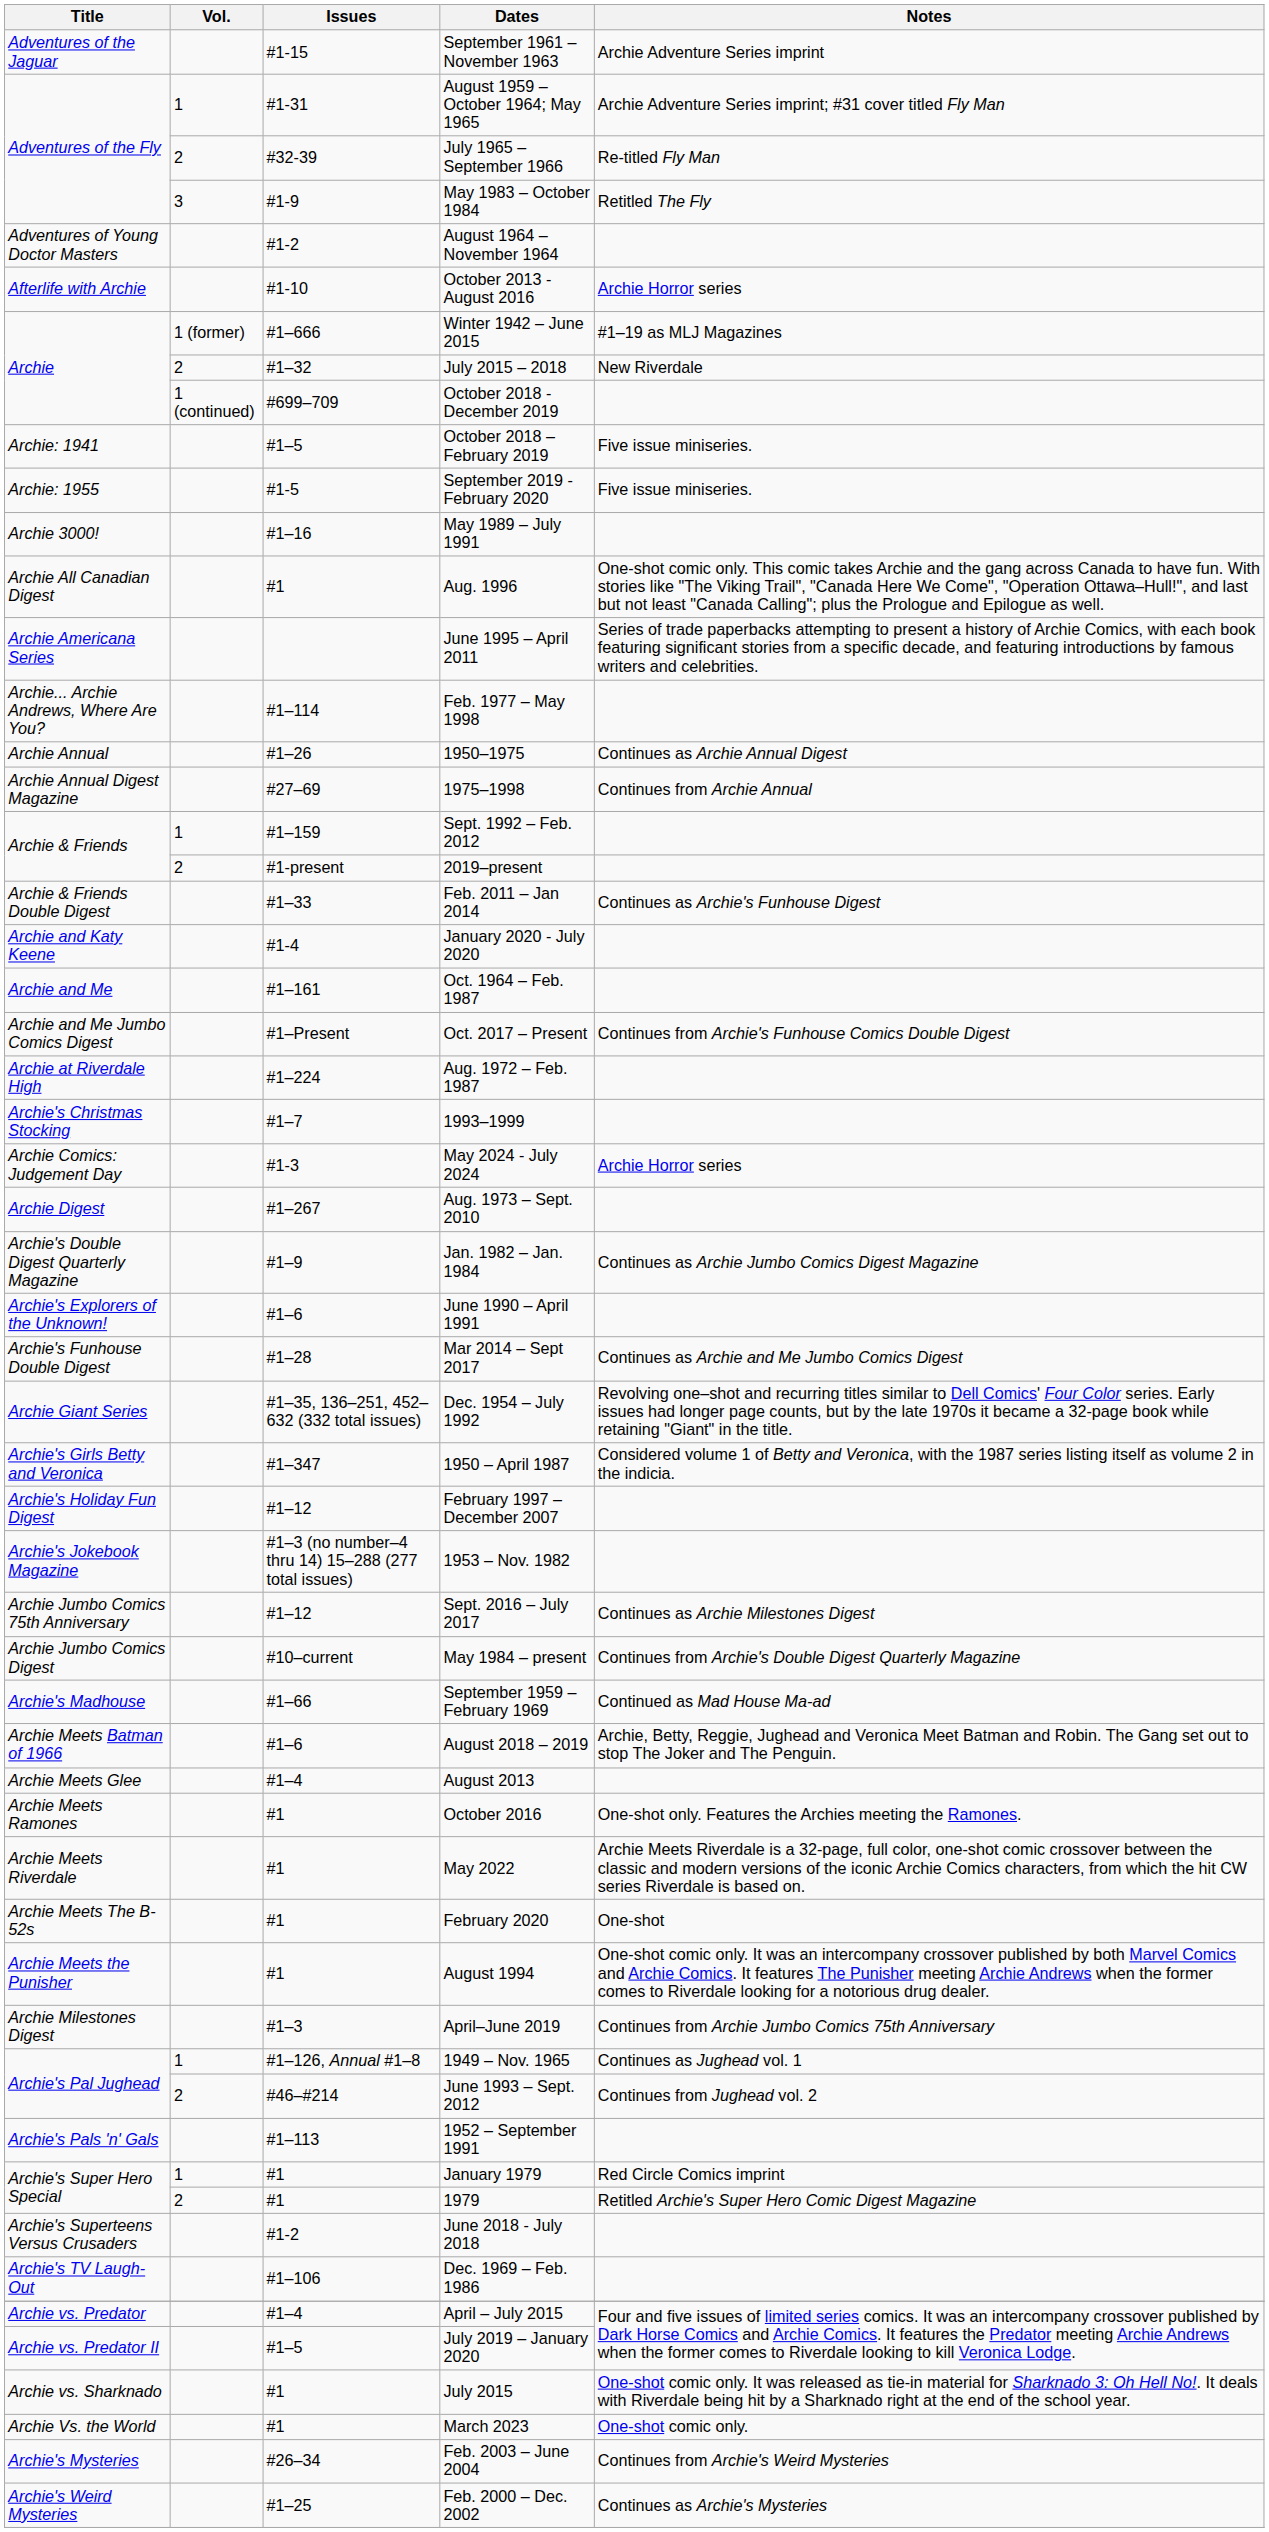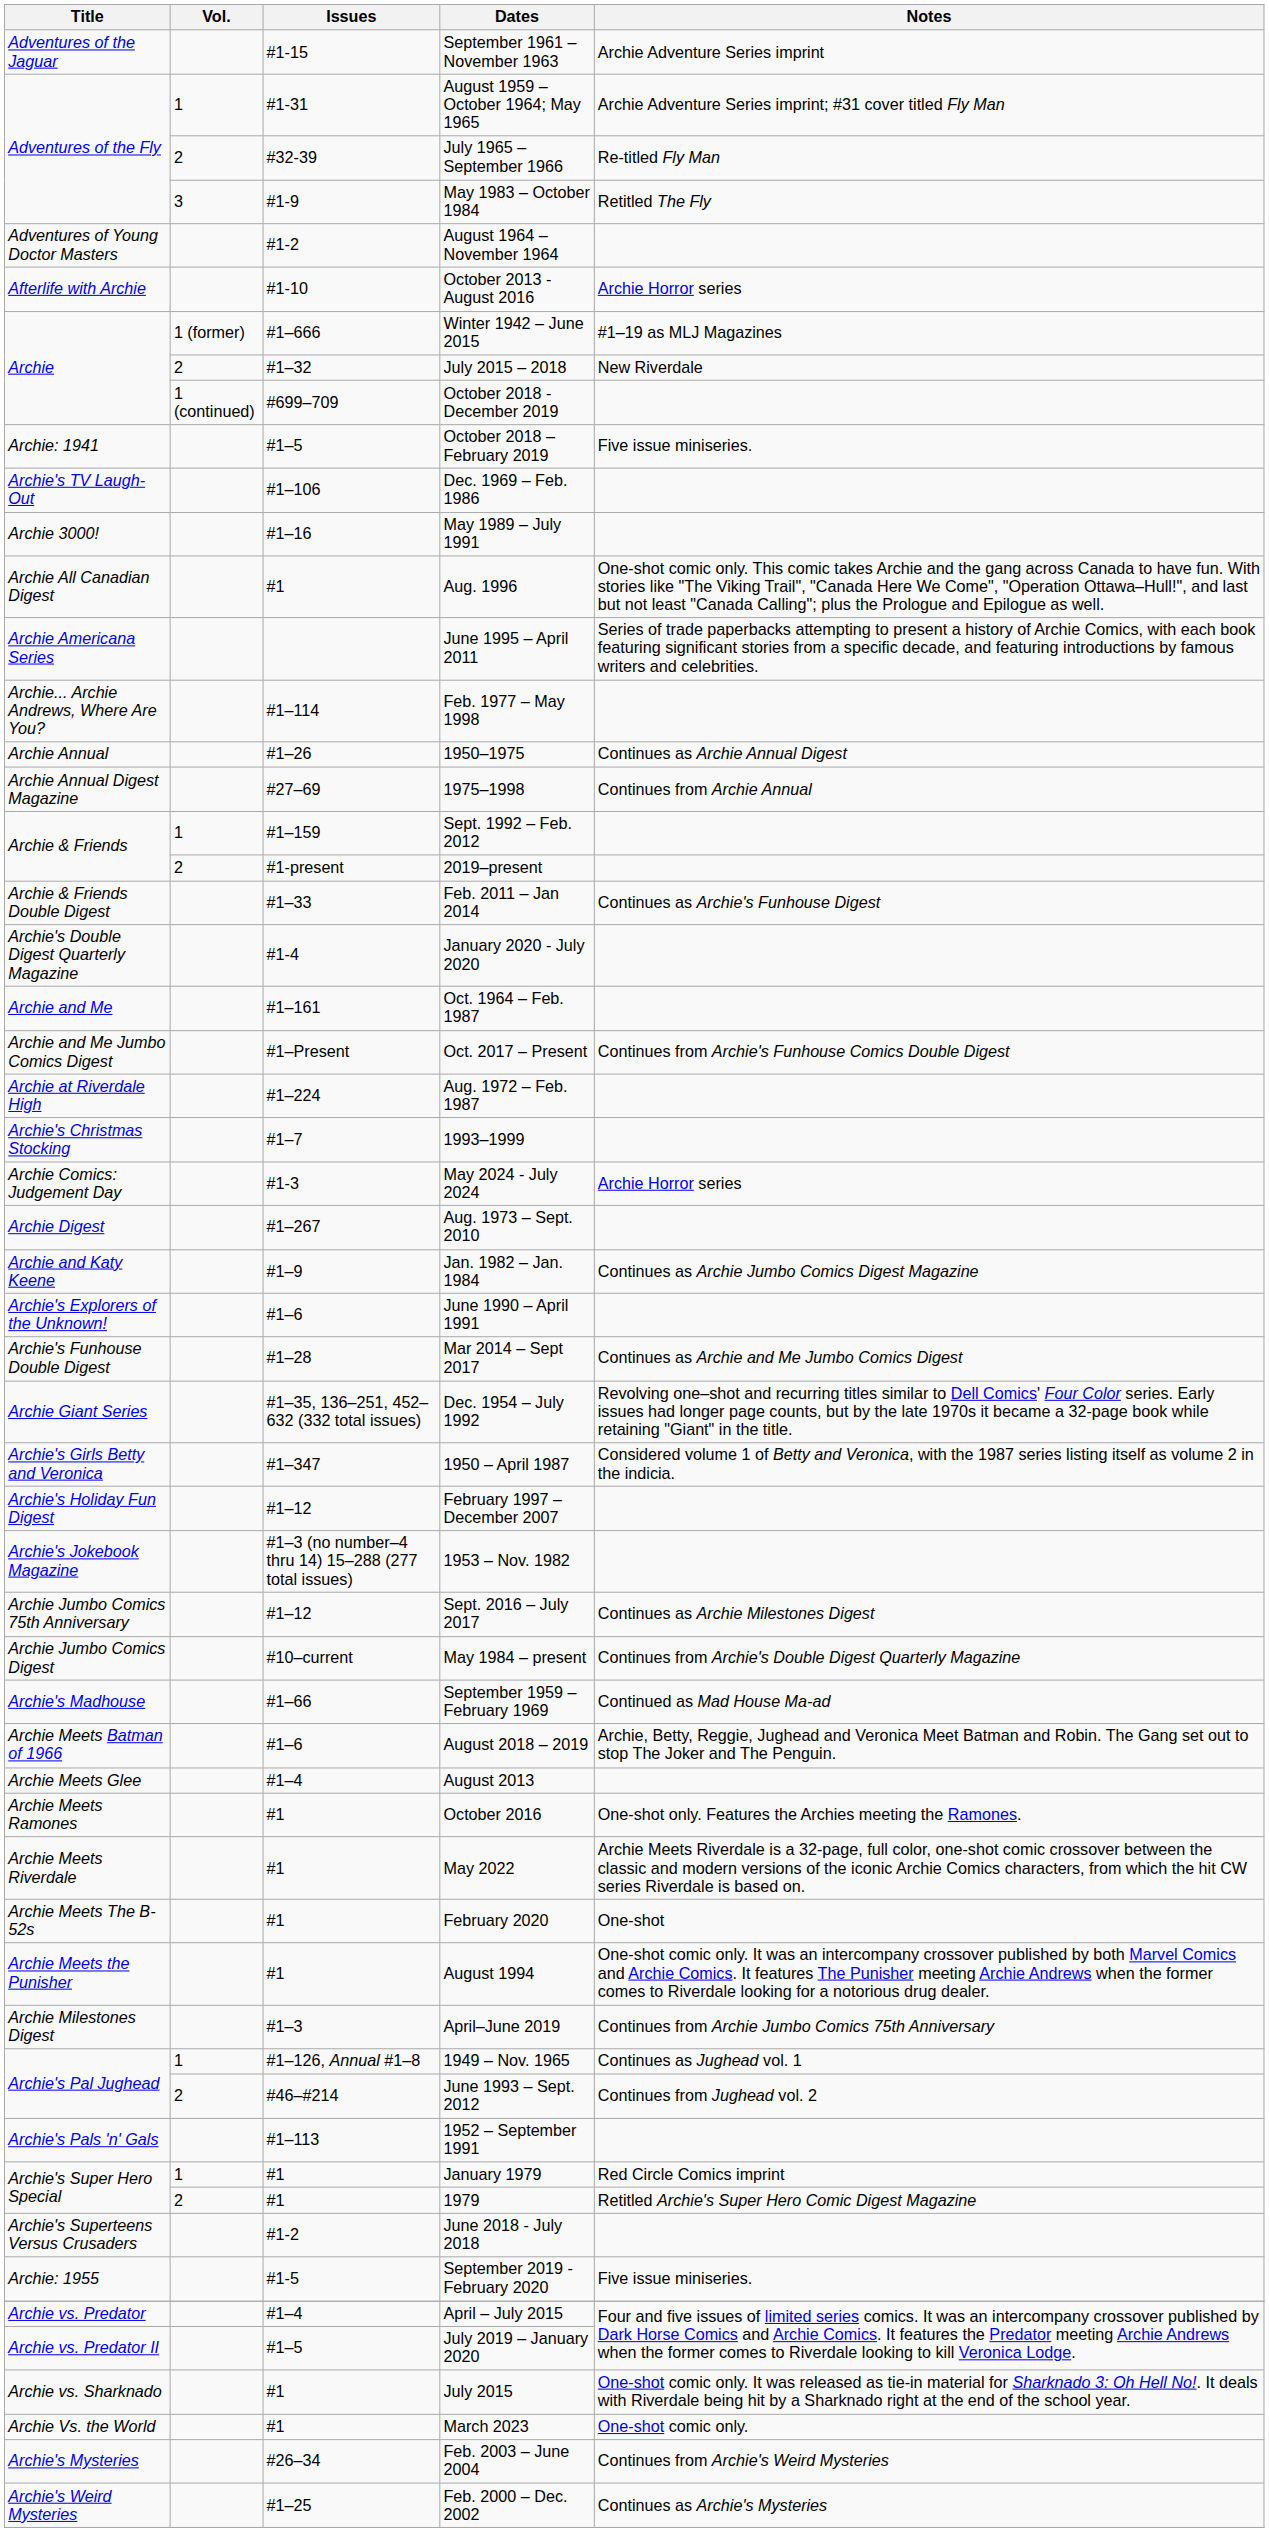rows swapped: (508, 490) <-> (505, 2278)
(65, 946) Archie and Katy Keene -> (67, 955) Archie's Double Digest Quarterly Magazine
(67, 1262) Archie's Double Digest Quarterly Magazine -> (65, 1271) Archie and Katy Keene
